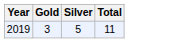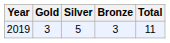+ column: (115, 13)
